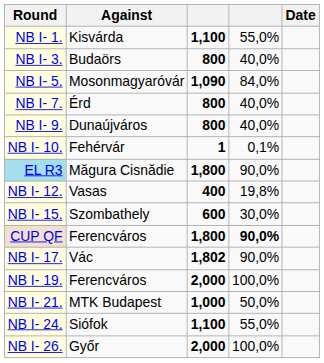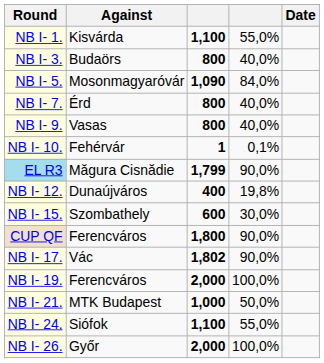(108, 125) Dunaújváros -> (88, 125) Vasas
(208, 170) 1,800 -> (208, 170) 1,799
(88, 192) Vasas -> (108, 192) Dunaújváros
(259, 236) bold -> (259, 236) normal
